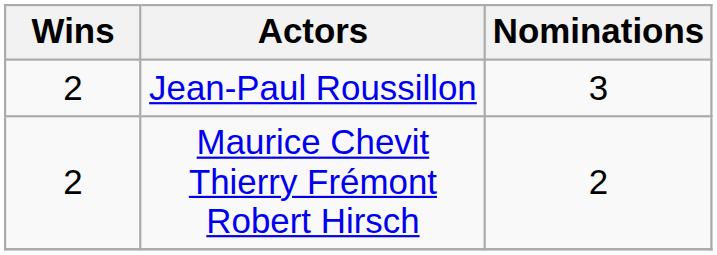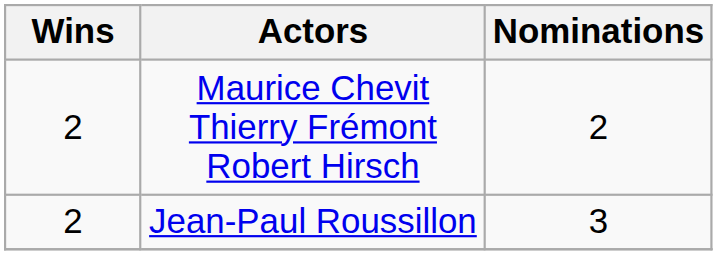rows swapped: (313, 87) <-> (313, 182)
